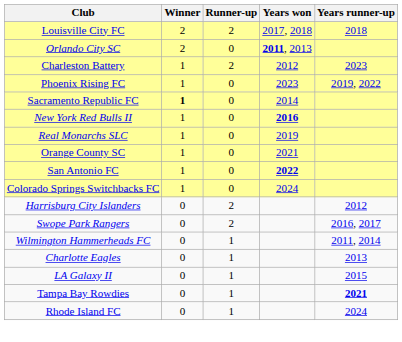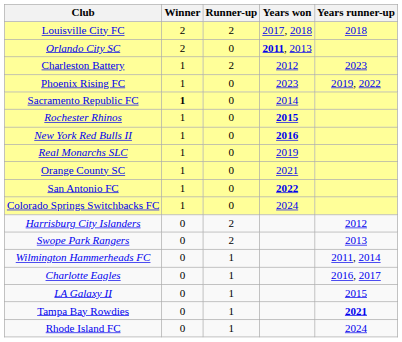+ row: (83, 118)
(356, 223) 2016, 2017 -> (356, 240) 2013
(356, 258) 2013 -> (356, 275) 2016, 2017
